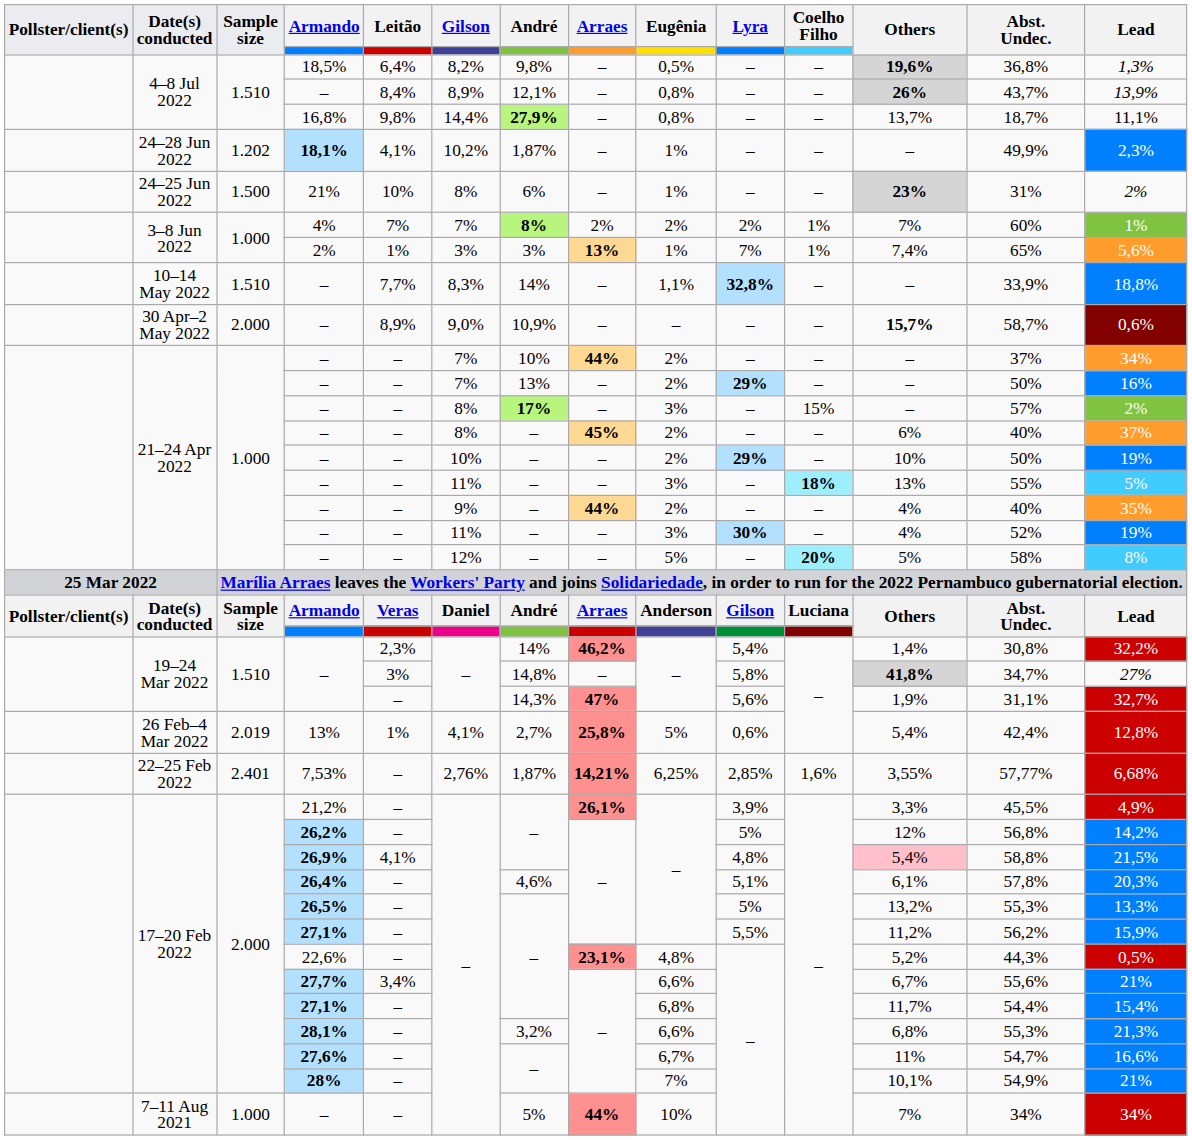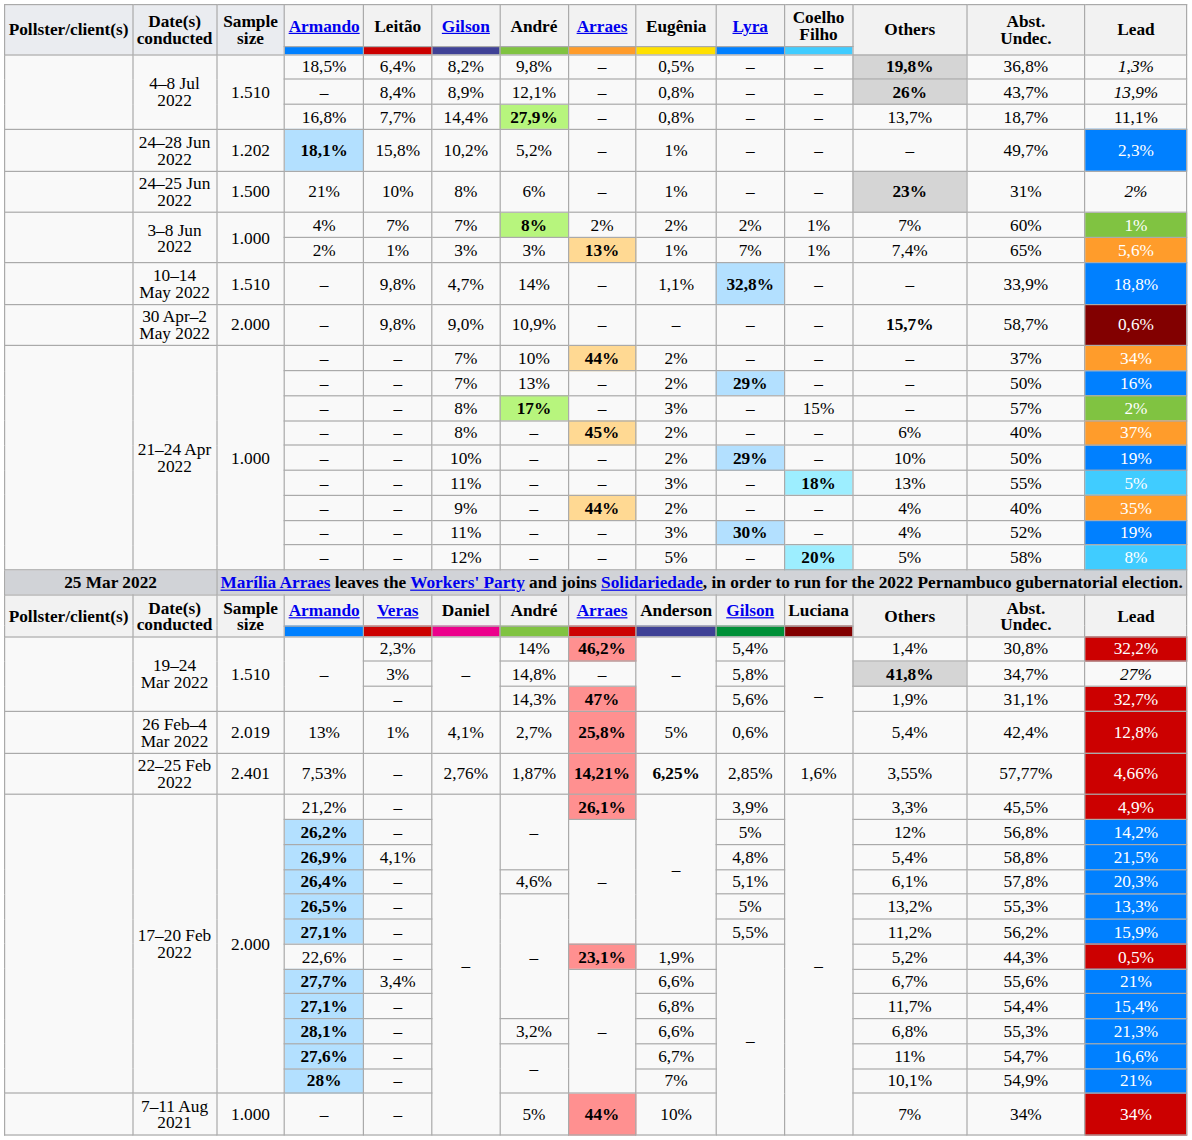(910, 67) 19,6% -> (910, 67) 19,8%
(398, 117) 9,8% -> (398, 117) 7,7%
(398, 150) 4,1% -> (398, 150) 15,8%
(534, 150) 1,87% -> (534, 150) 5,2%
(1026, 150) 49,9% -> (1026, 150) 49,7%
(398, 284) 7,7% -> (398, 284) 9,8%
(466, 284) 8,3% -> (466, 284) 4,7%
(398, 325) 8,9% -> (398, 325) 9,8%
(676, 774) normal -> (676, 774) bold
(1136, 774) 6,68% -> (1136, 774) 4,66%
(910, 857) pink background -> (910, 857) no background
(676, 957) 4,8% -> (676, 957) 1,9%
